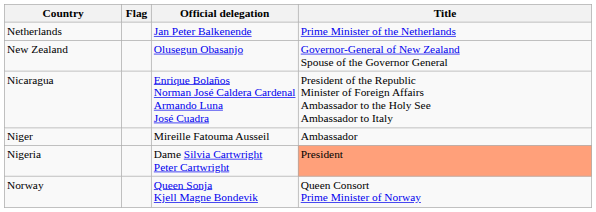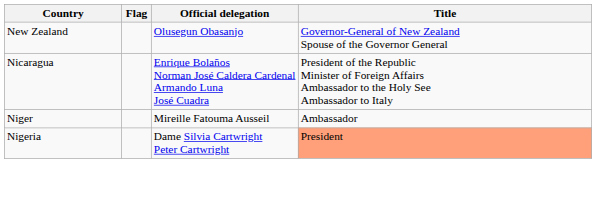- row: (34, 31)
- row: (25, 185)
